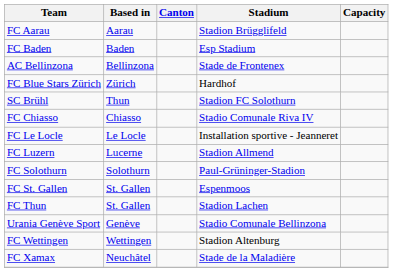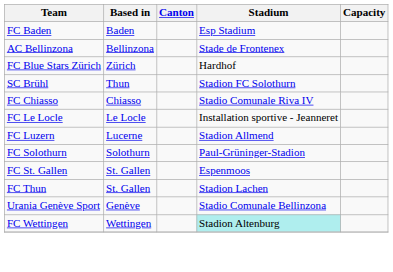- row: (28, 30)
(239, 240) no background -> (239, 223) paleturquoise background
- row: (31, 258)
